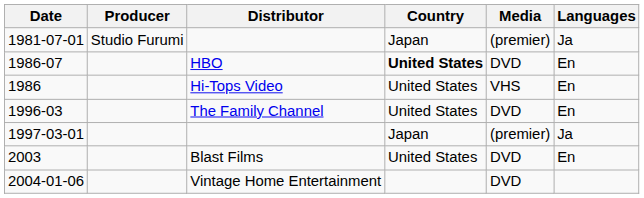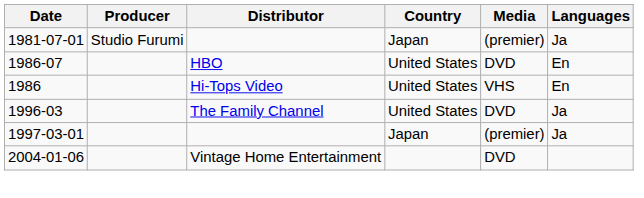(436, 63) bold -> (433, 63) normal
(566, 110) En -> (559, 110) Ja
- row: (24, 157)
